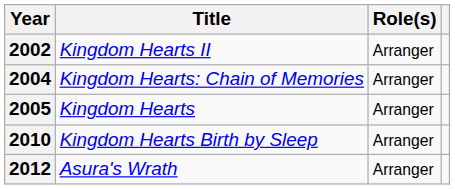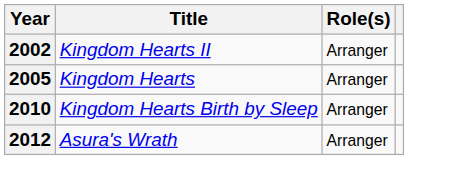- row: (30, 79)
